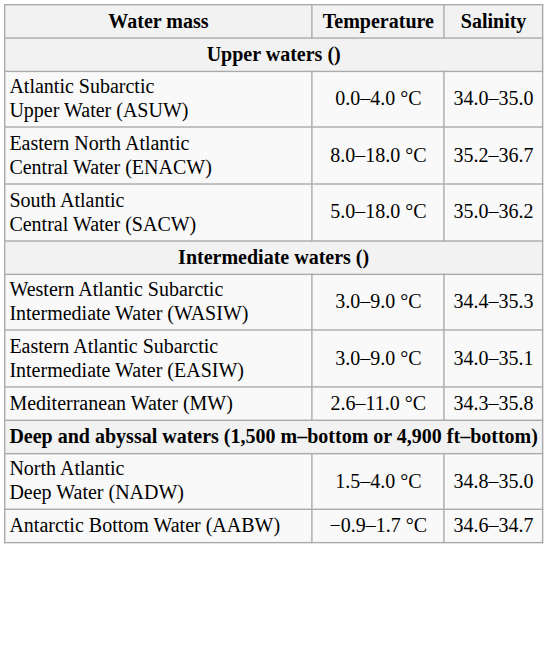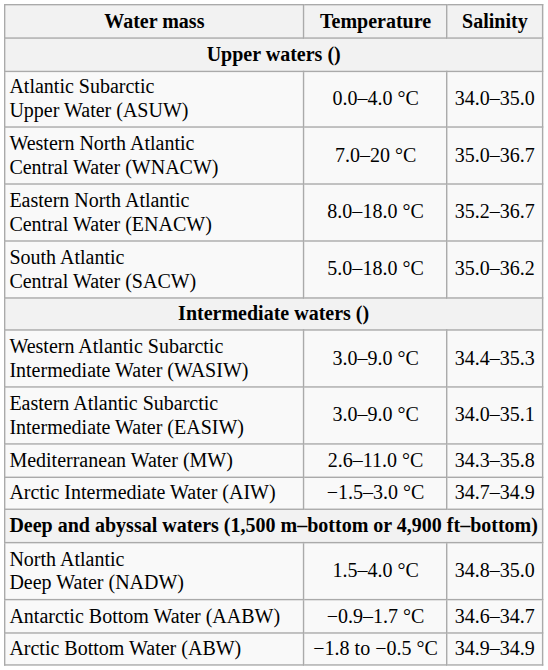+ row: (114, 155)
+ row: (143, 493)
+ row: (125, 648)
